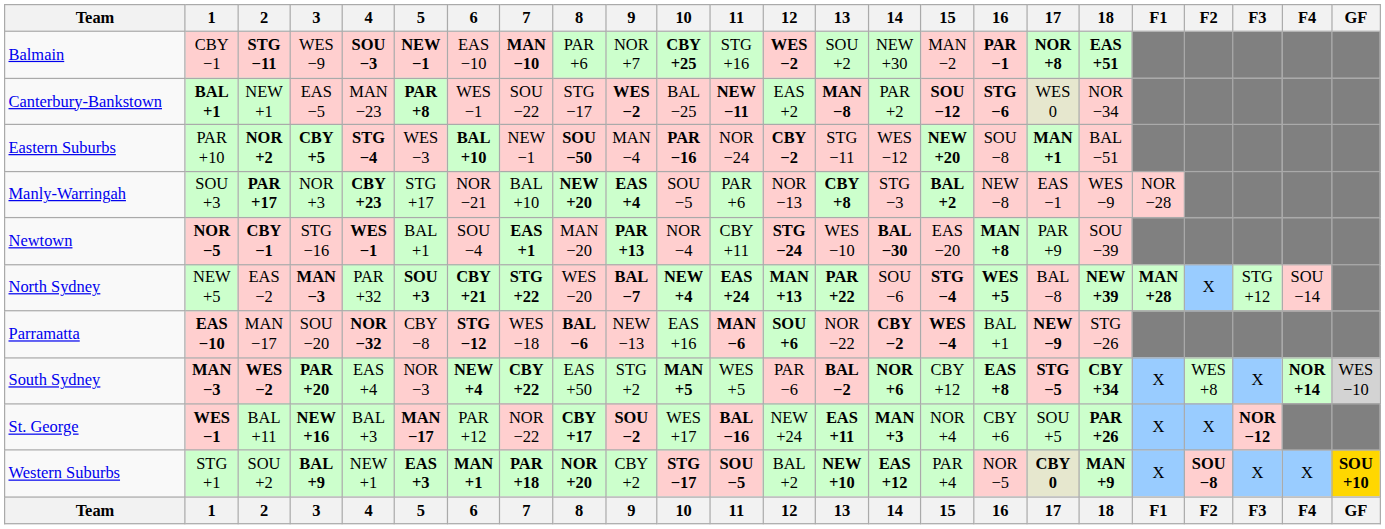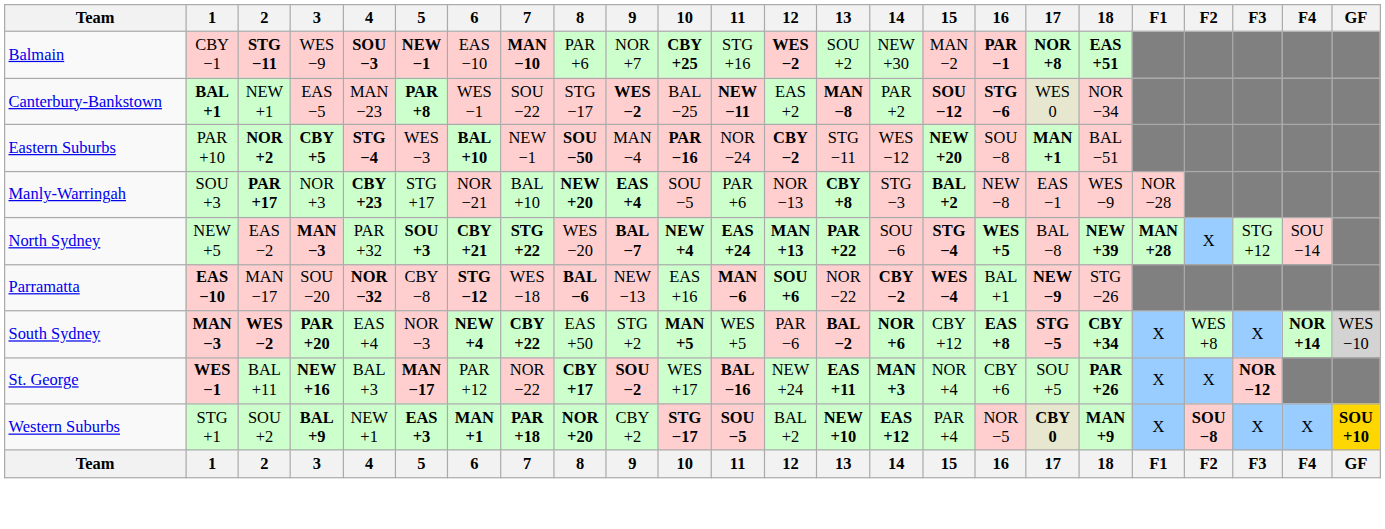- row: (40, 240)
